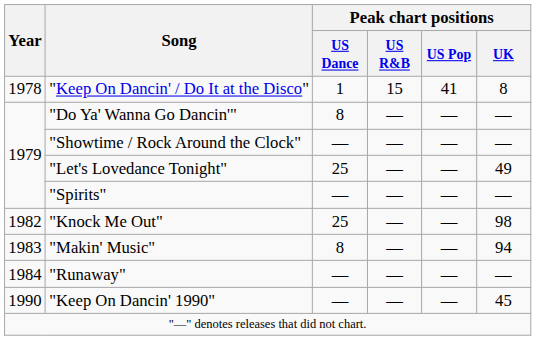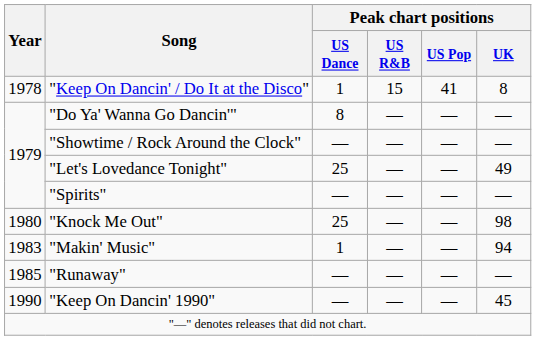(25, 221) 1982 -> (25, 221) 1980
(340, 247) 8 -> (340, 247) 1
(25, 273) 1984 -> (25, 273) 1985
